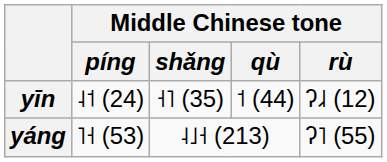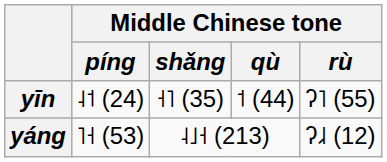(341, 99) ʔ˩˨ (12) -> (341, 99) ʔ˥ (55)
(341, 136) ʔ˥ (55) -> (341, 136) ʔ˩˨ (12)
